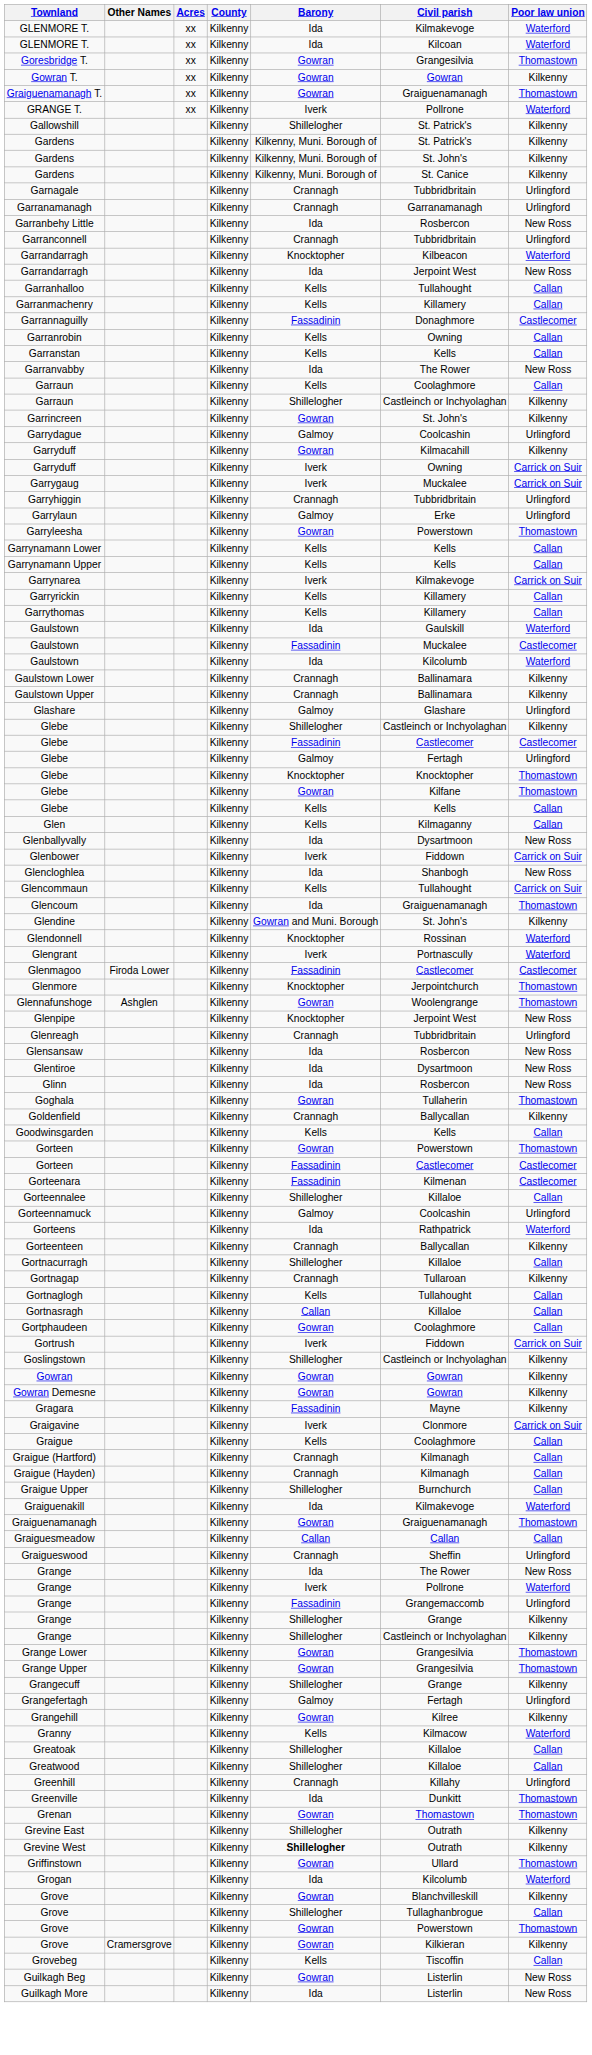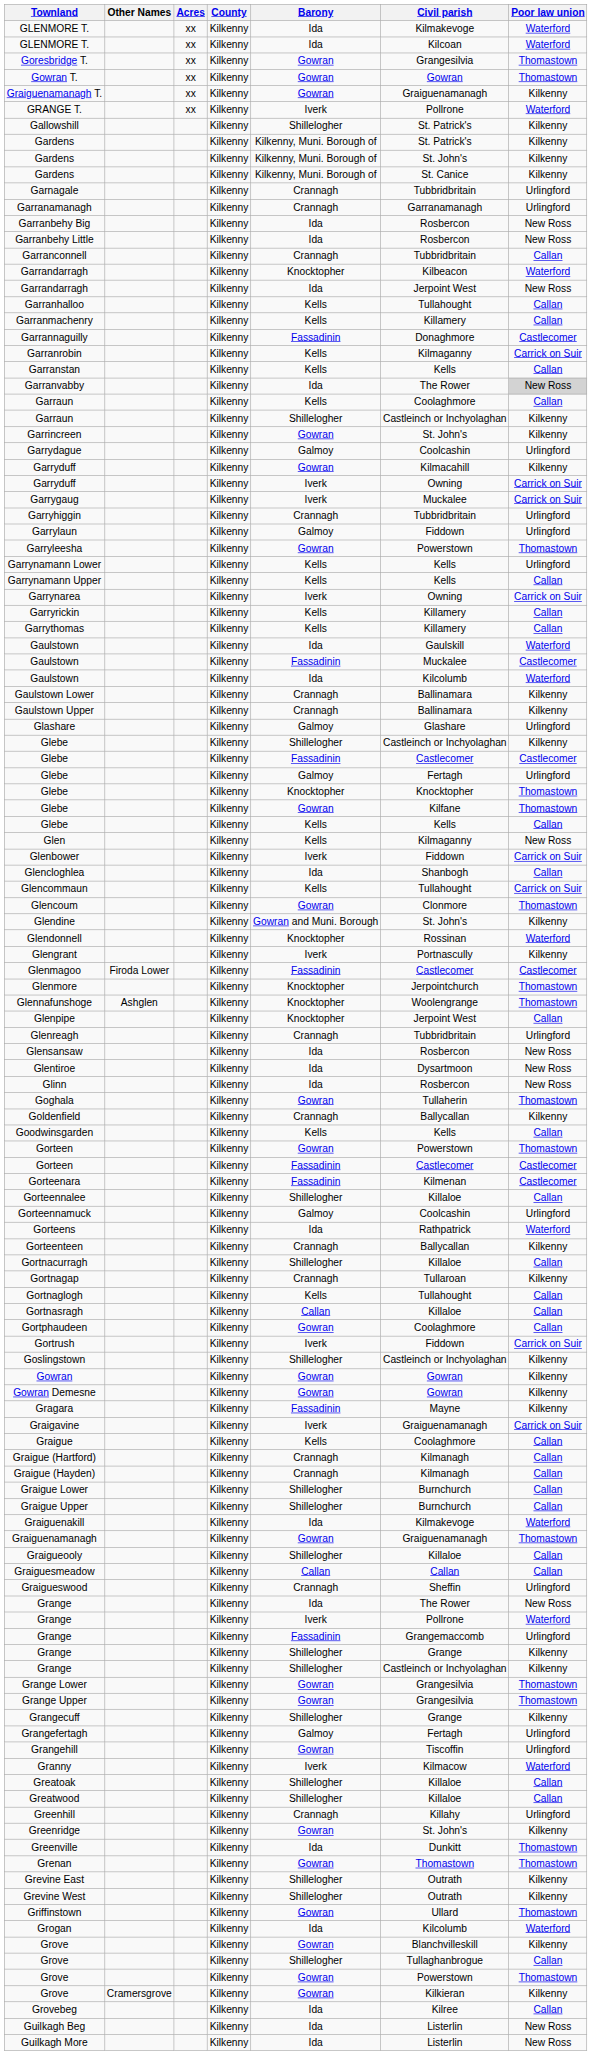(548, 77) Kilkenny -> (548, 77) Thomastown
(548, 93) Thomastown -> (548, 93) Kilkenny
+ row: (54, 223)
(548, 239) Urlingford -> (548, 256) Callan
(445, 337) Owning -> (445, 353) Kilmaganny
(548, 337) Callan -> (548, 353) Carrick on Suir
(548, 369) no background -> (548, 386) lightgrey background
(445, 516) Erke -> (445, 532) Fiddown
(548, 548) Callan -> (548, 564) Urlingford
(445, 581) Kilmakevoge -> (445, 597) Owning
(548, 824) Callan -> (548, 840) New Ross
- row: (54, 840)
(548, 873) New Ross -> (548, 873) Callan
(316, 905) Ida -> (316, 905) Gowran
(445, 905) Graiguenamanagh -> (445, 905) Clonmore
(548, 954) Waterford -> (548, 954) Kilkenny
(316, 1003) Gowran -> (316, 1003) Knocktopher
(548, 1019) New Ross -> (548, 1019) Callan
(445, 1425) Clonmore -> (445, 1425) Graiguenamanagh
+ row: (54, 1490)
+ row: (54, 1555)
(445, 1717) Kilree -> (445, 1750) Tiscoffin
(548, 1717) Kilkenny -> (548, 1750) Urlingford
(316, 1734) Kells -> (316, 1766) Iverk
+ row: (54, 1831)
(316, 1847) bold -> (316, 1896) normal
(316, 1961) Kells -> (316, 2010) Ida
(445, 1961) Tiscoffin -> (445, 2010) Kilree
(316, 1977) Gowran -> (316, 2026) Ida
